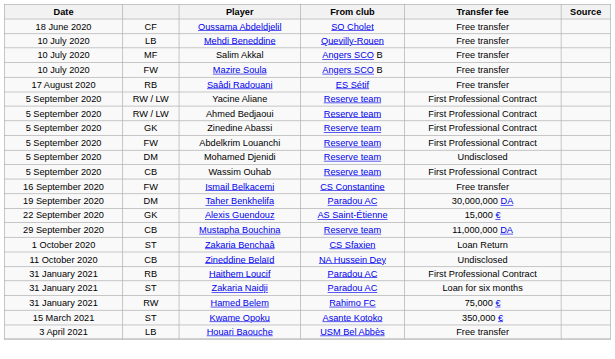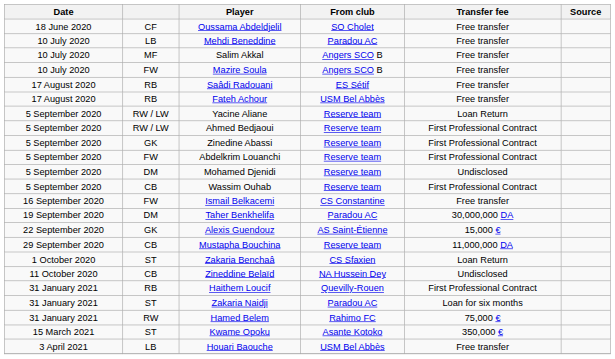(352, 41) Quevilly-Rouen -> (352, 41) Paradou AC
+ row: (240, 99)
(483, 99) First Professional Contract -> (483, 114) Loan Return
(352, 274) Paradou AC -> (352, 289) Quevilly-Rouen
